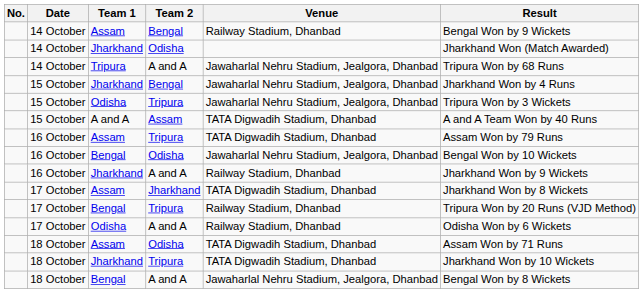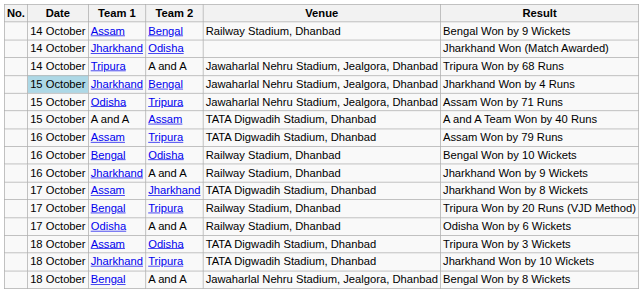(58, 84) no background -> (58, 84) lightblue background
(507, 102) Tripura Won by 3 Wickets -> (503, 102) Assam Won by 71 Runs
(322, 155) Jawaharlal Nehru Stadium, Jealgora, Dhanbad -> (273, 155) Railway Stadium, Dhanbad
(503, 244) Assam Won by 71 Runs -> (507, 244) Tripura Won by 3 Wickets
